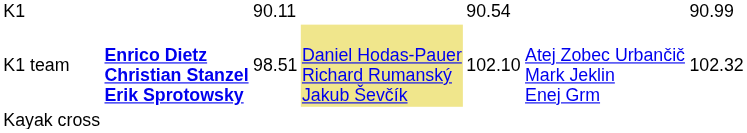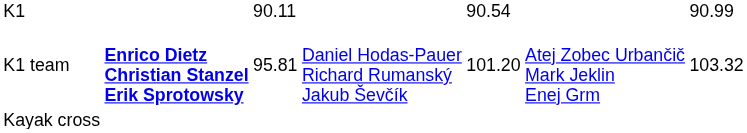(275, 65) 98.51 -> (275, 65) 95.81
(382, 75) khaki background -> (382, 75) no background
(493, 65) 102.10 -> (493, 65) 101.20
(717, 65) 102.32 -> (717, 65) 103.32
